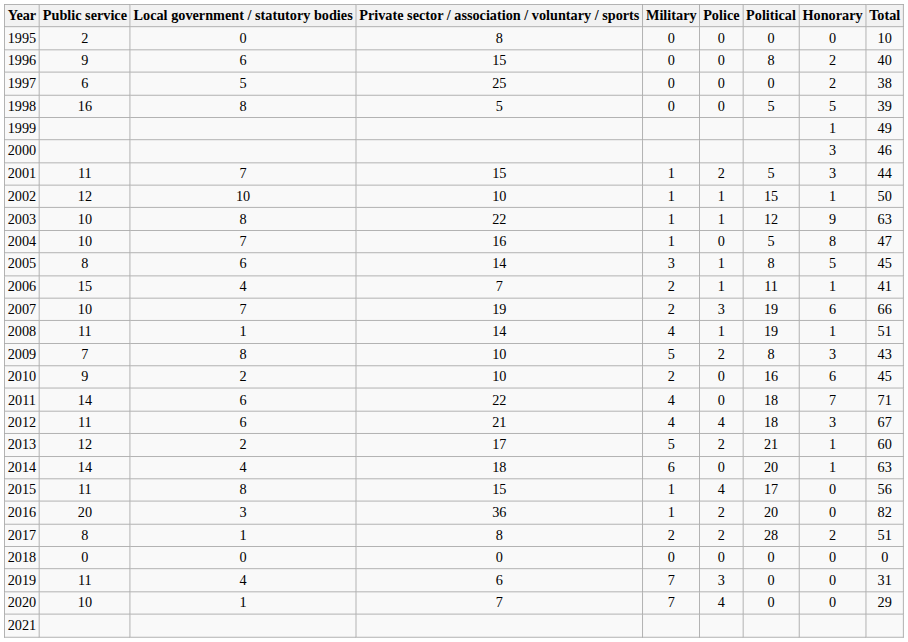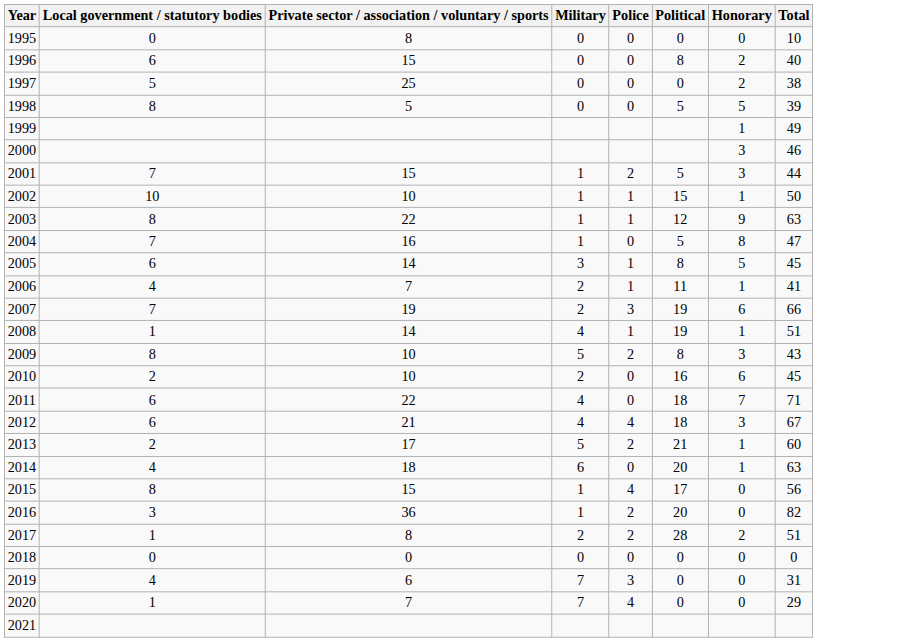- column: (85, 15)
